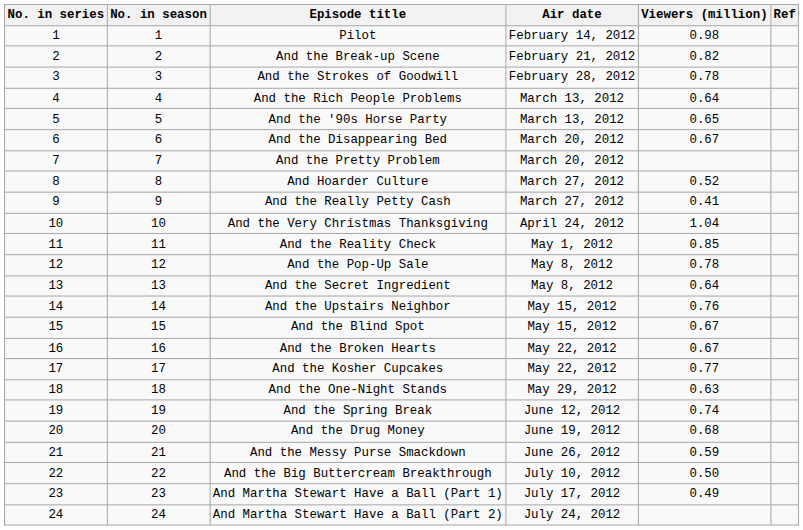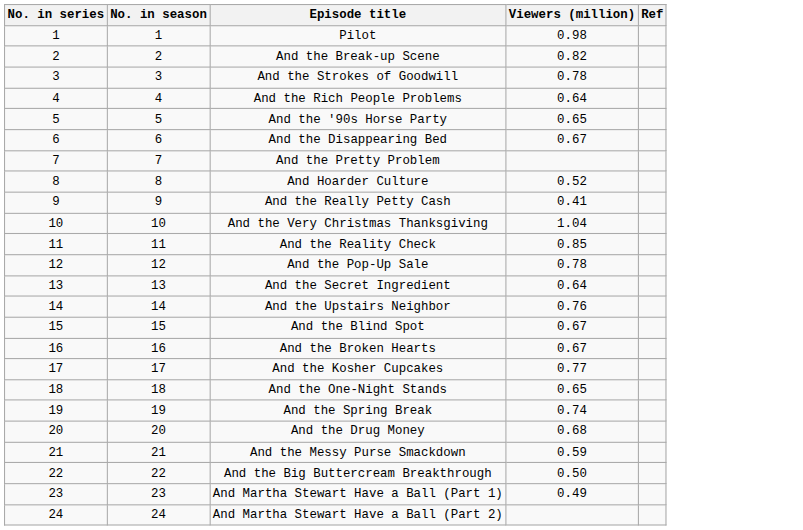- column: (572, 15)
(704, 390) 0.63 -> (572, 390) 0.65
